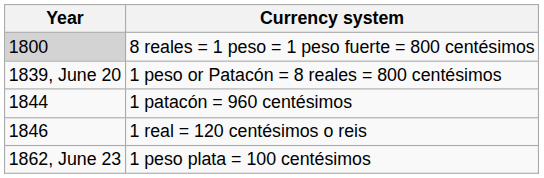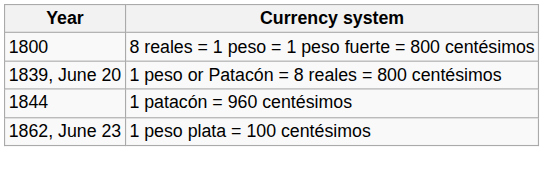(28, 46) lightgrey background -> (28, 46) no background
- row: (248, 131)
